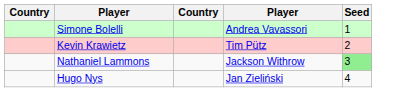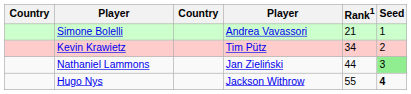+ column: (360, 14)
(265, 62) Jackson Withrow -> (254, 65) Jan Zieliński
(254, 78) Jan Zieliński -> (265, 81) Jackson Withrow
(347, 78) normal -> (382, 81) bold
